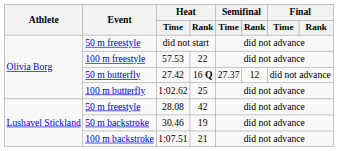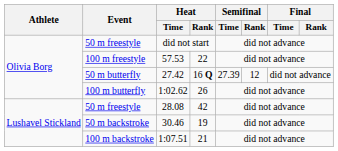(229, 75) 27.37 -> (229, 75) 27.39
(203, 91) 25 -> (203, 91) 26
